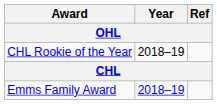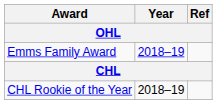rows swapped: (62, 90) <-> (70, 52)
